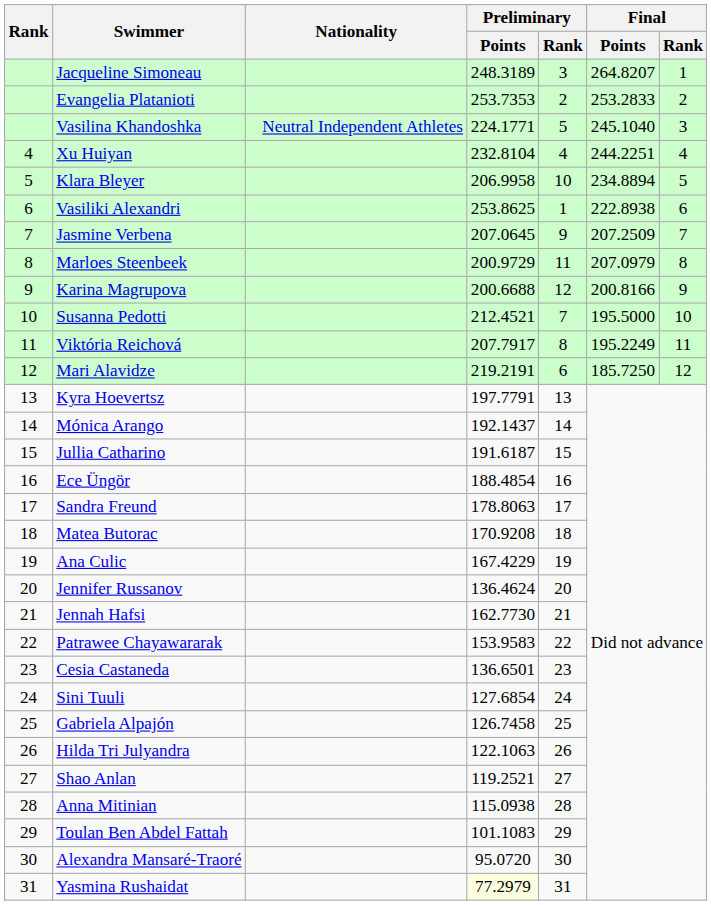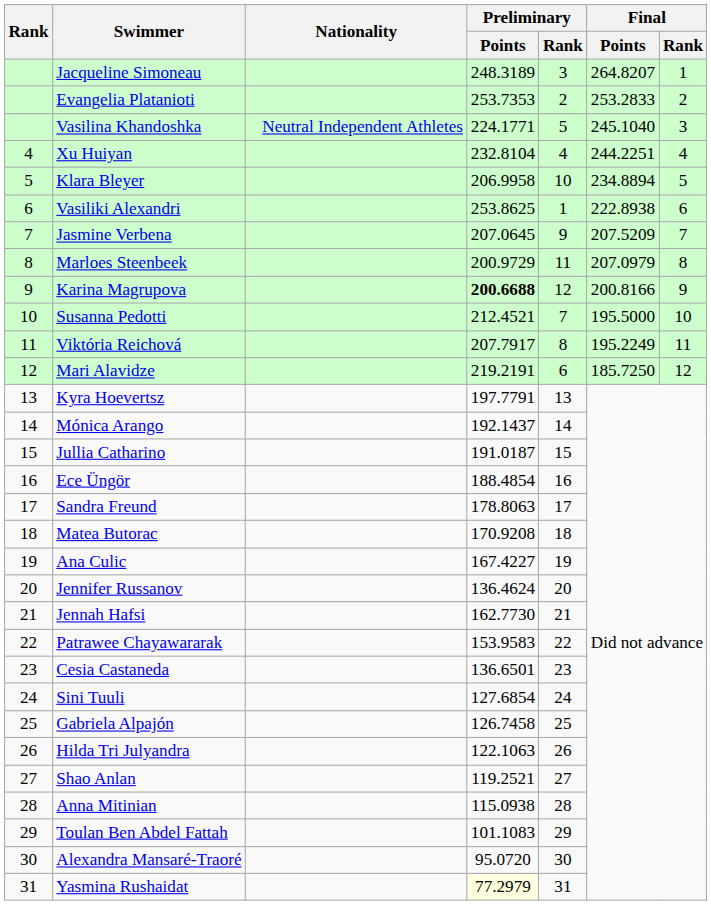(623, 235) 207.2509 -> (623, 235) 207.5209
(503, 289) normal -> (503, 289) bold
(503, 452) 191.6187 -> (503, 452) 191.0187
(503, 561) 167.4229 -> (503, 561) 167.4227
